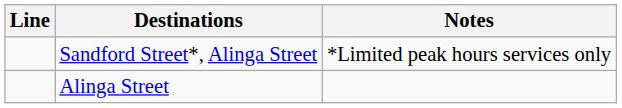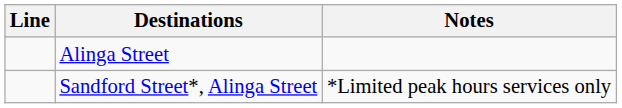rows swapped: (114, 86) <-> (188, 53)
